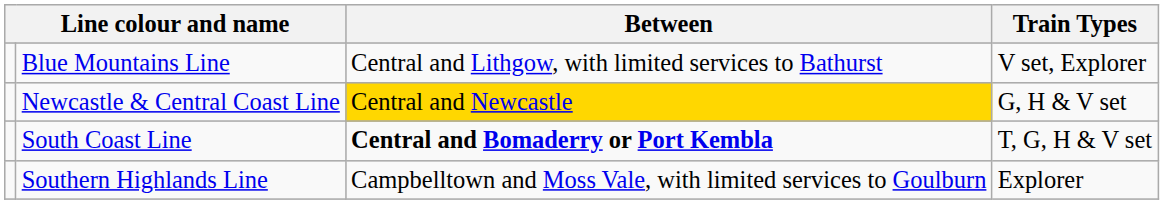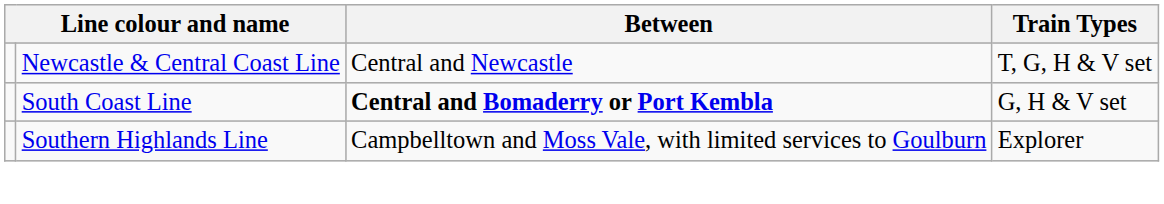- row: (126, 62)
(462, 101) gold background -> (462, 62) no background
(1062, 101) G, H & V set -> (1075, 62) T, G, H & V set
(1075, 140) T, G, H & V set -> (1062, 101) G, H & V set
